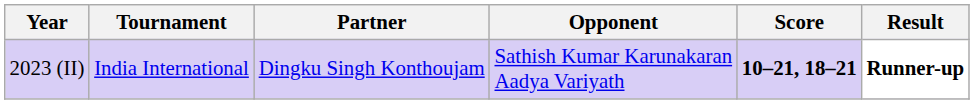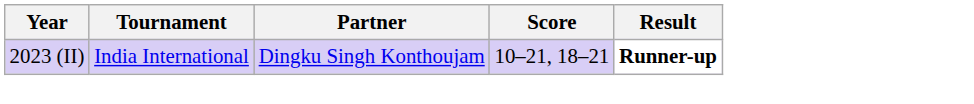- column: (613, 22)
(799, 68) bold -> (552, 56) normal
